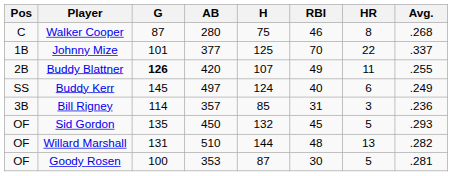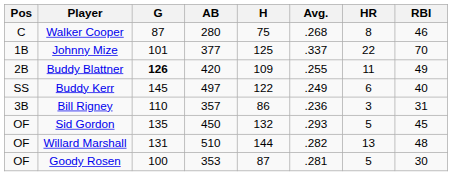columns swapped: (421, 13) <-> (316, 13)
(263, 69) 107 -> (263, 69) 109
(263, 87) 124 -> (263, 87) 122
(158, 106) 114 -> (158, 106) 110
(263, 106) 85 -> (263, 106) 86
